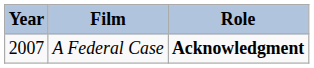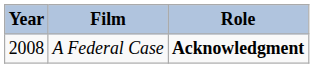(26, 48) 2007 -> (26, 48) 2008
